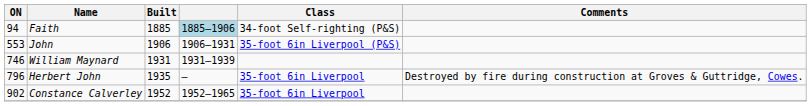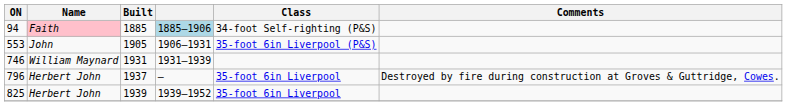(44, 29) no background -> (44, 29) pink background
(159, 45) 1906 -> (135, 45) 1905
(159, 77) 1935 -> (135, 77) 1937
+ row: (16, 93)
- row: (16, 93)
